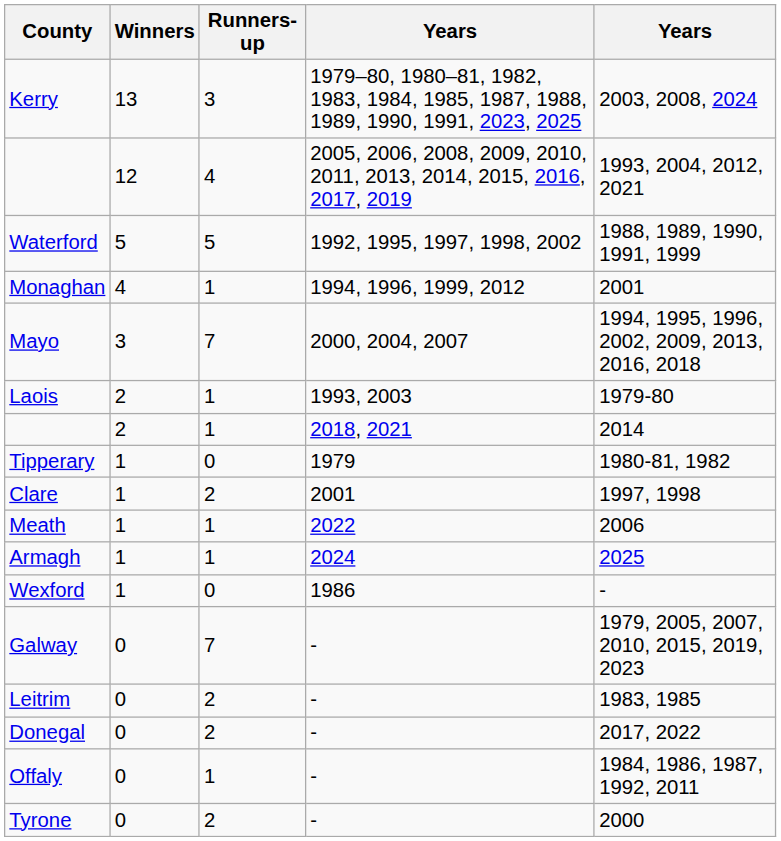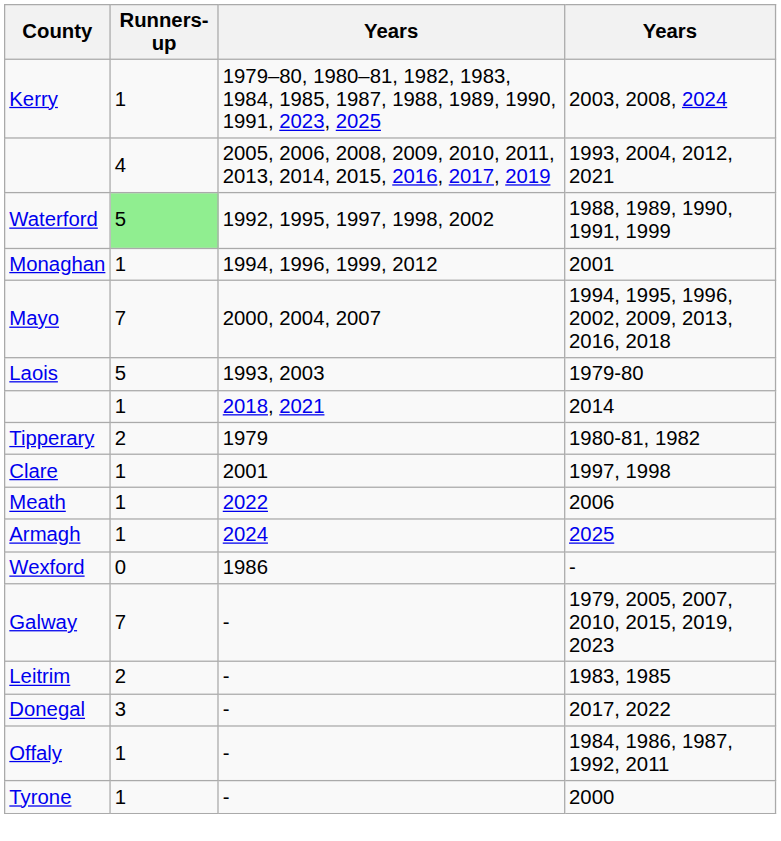- column: (155, 32)
(210, 98) 3 -> (120, 98) 1
(210, 243) no background -> (120, 220) lightgreen background
(210, 396) 1 -> (120, 373) 5
(210, 461) 0 -> (120, 438) 2
(210, 493) 2 -> (120, 470) 1
(210, 732) 2 -> (120, 709) 3
(210, 819) 2 -> (120, 797) 1
